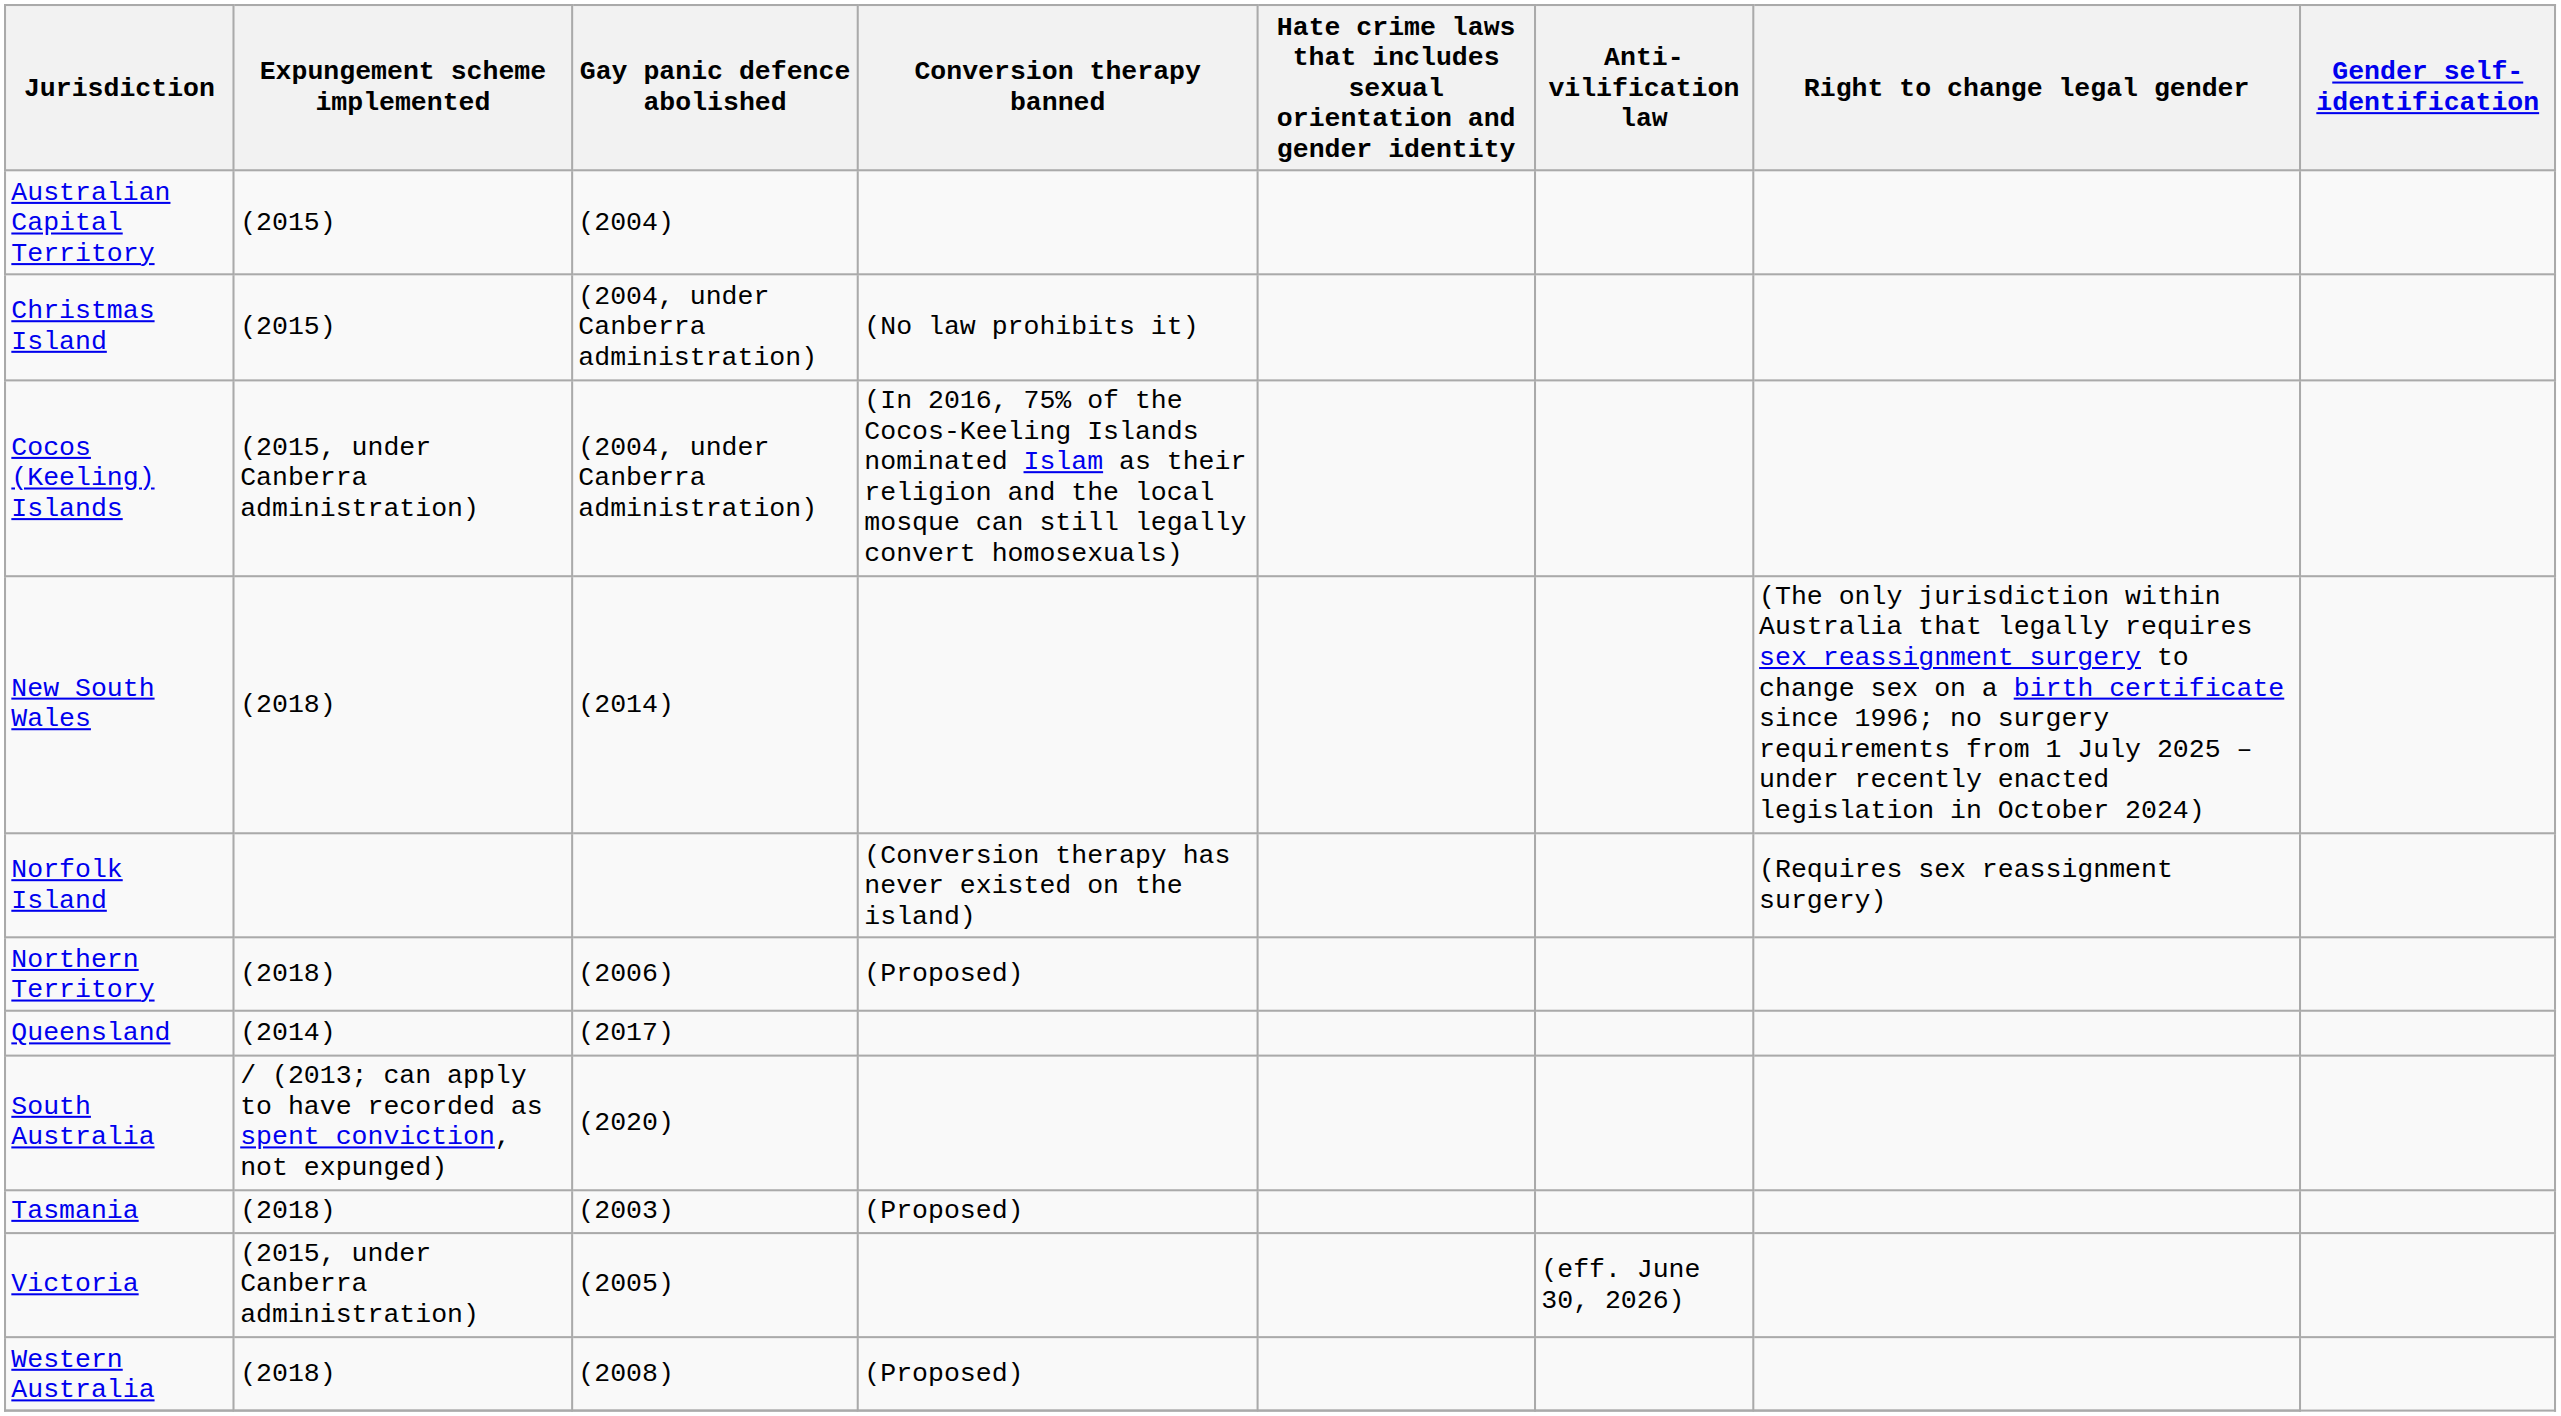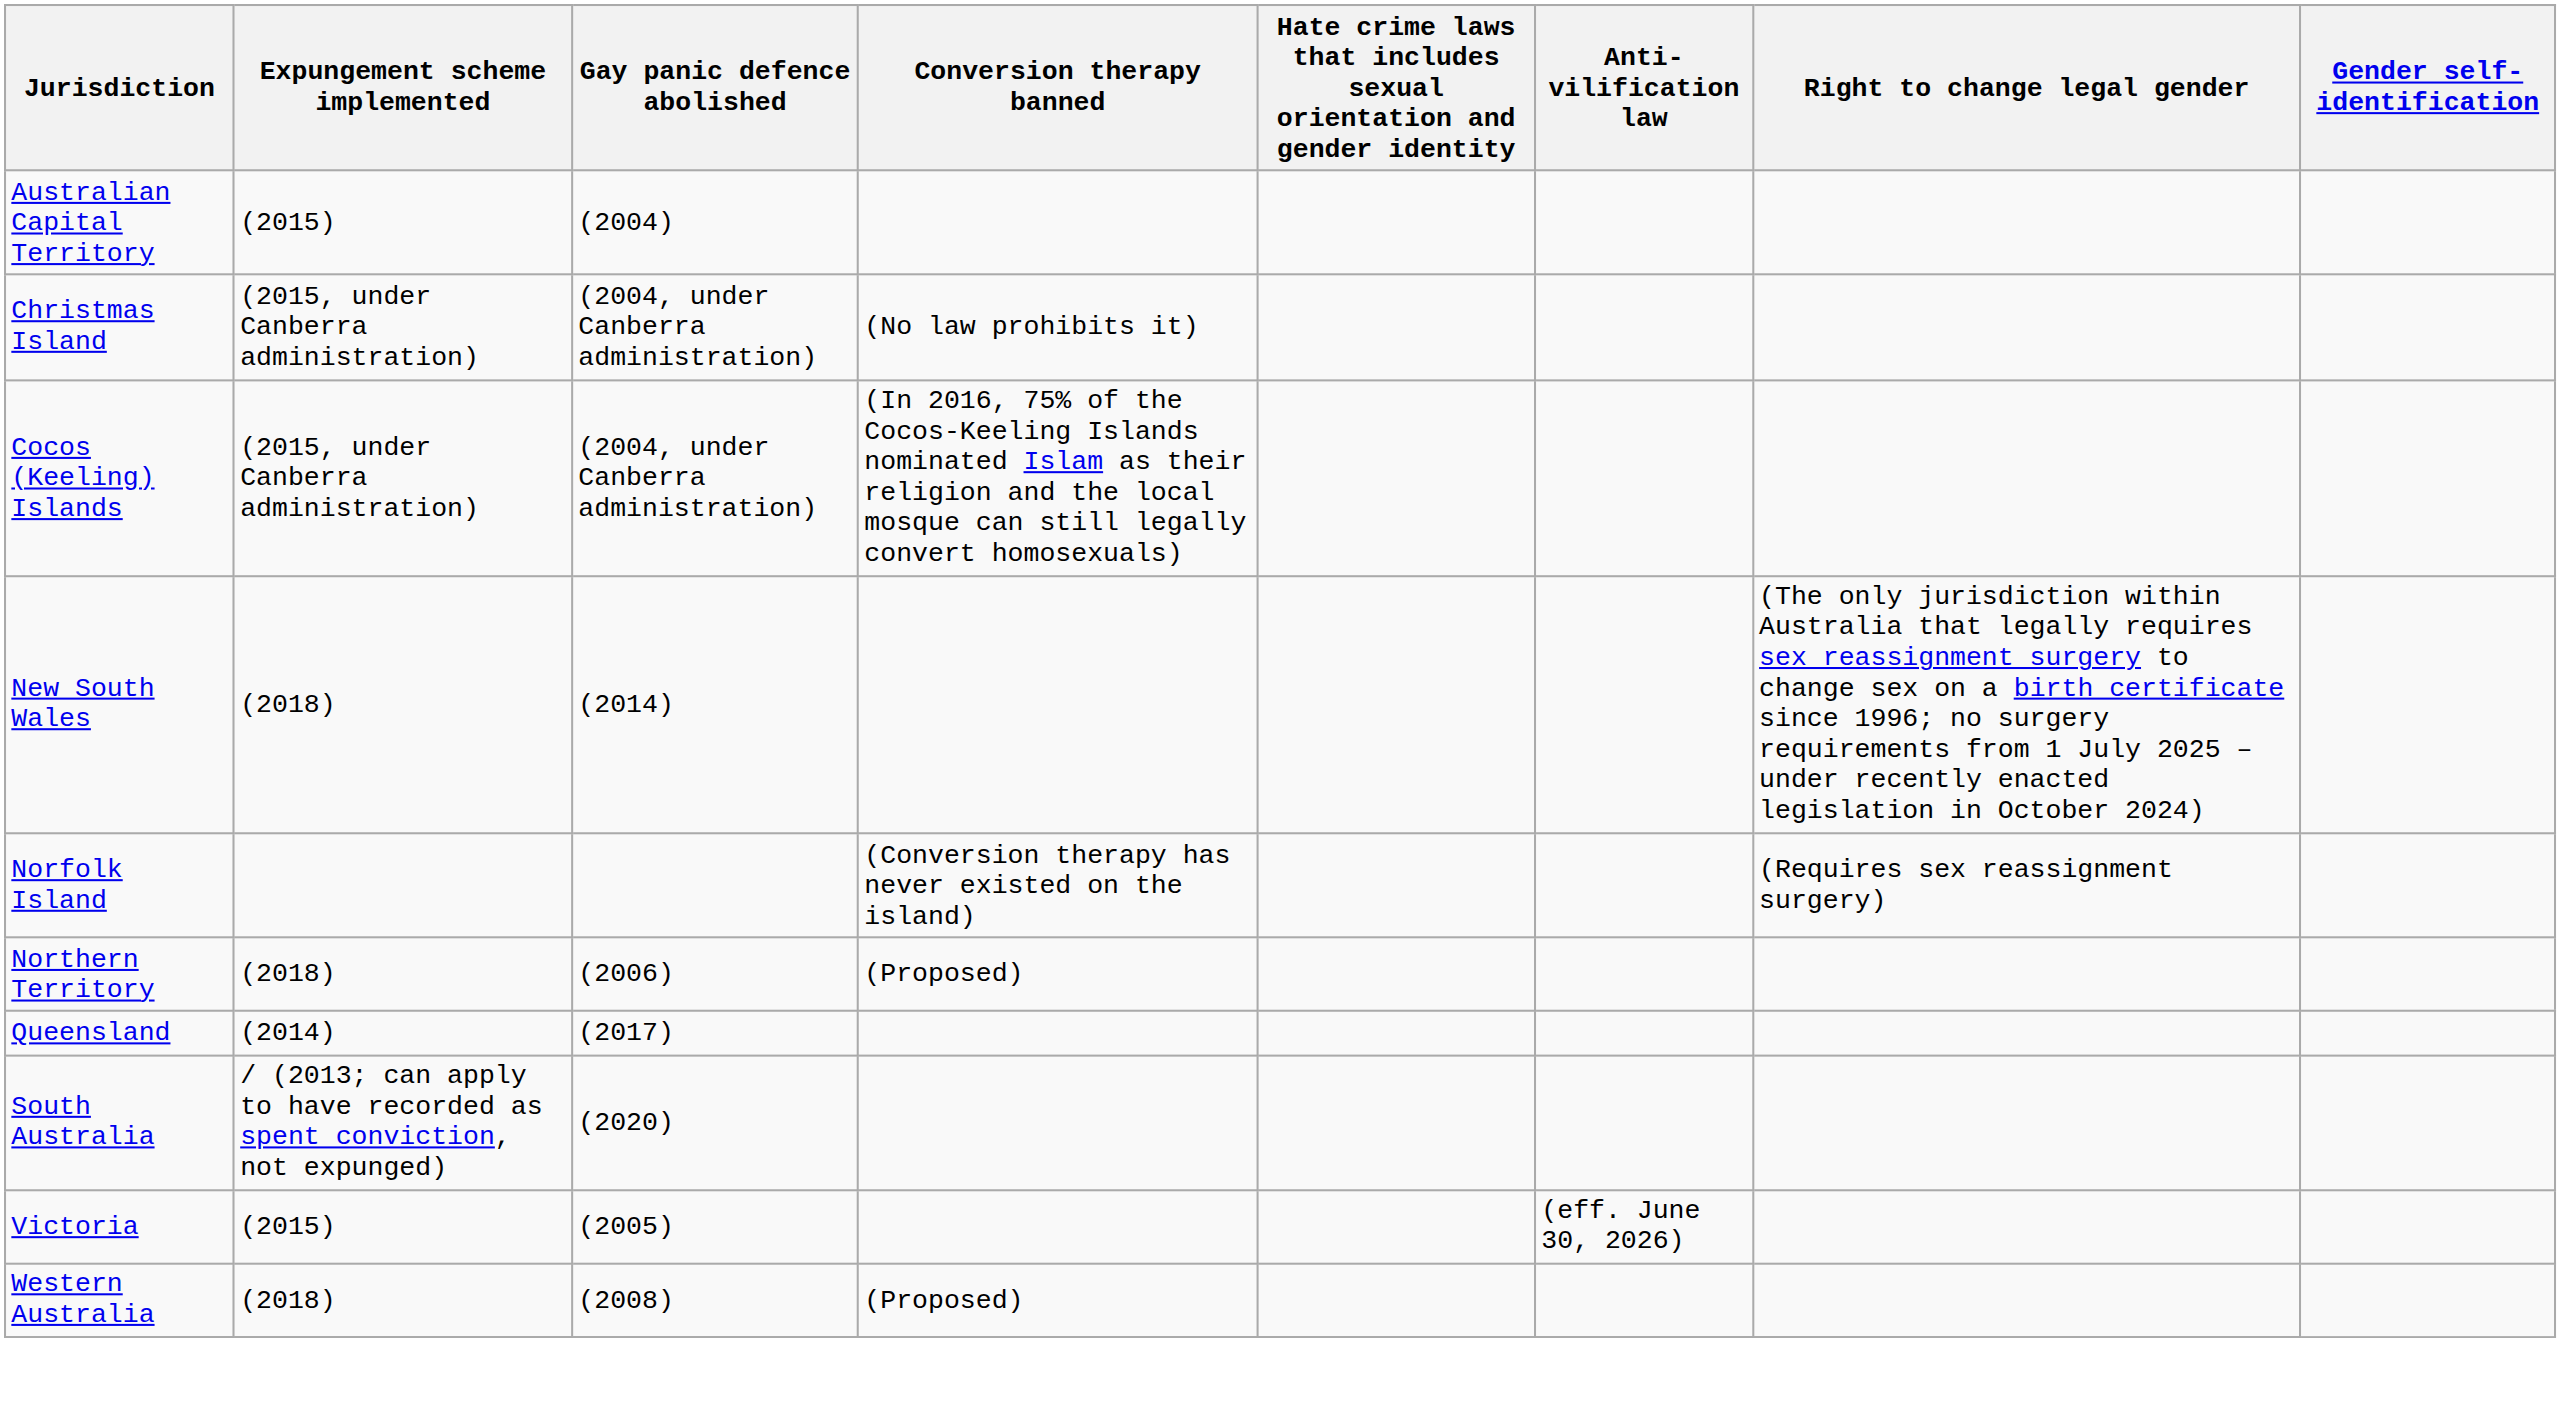(288, 327) (2015) -> (360, 327) (2015, under Canberra administration)
- row: (75, 1211)
(360, 1285) (2015, under Canberra administration) -> (288, 1227) (2015)
